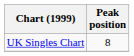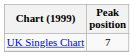(108, 42) 8 -> (108, 42) 7
